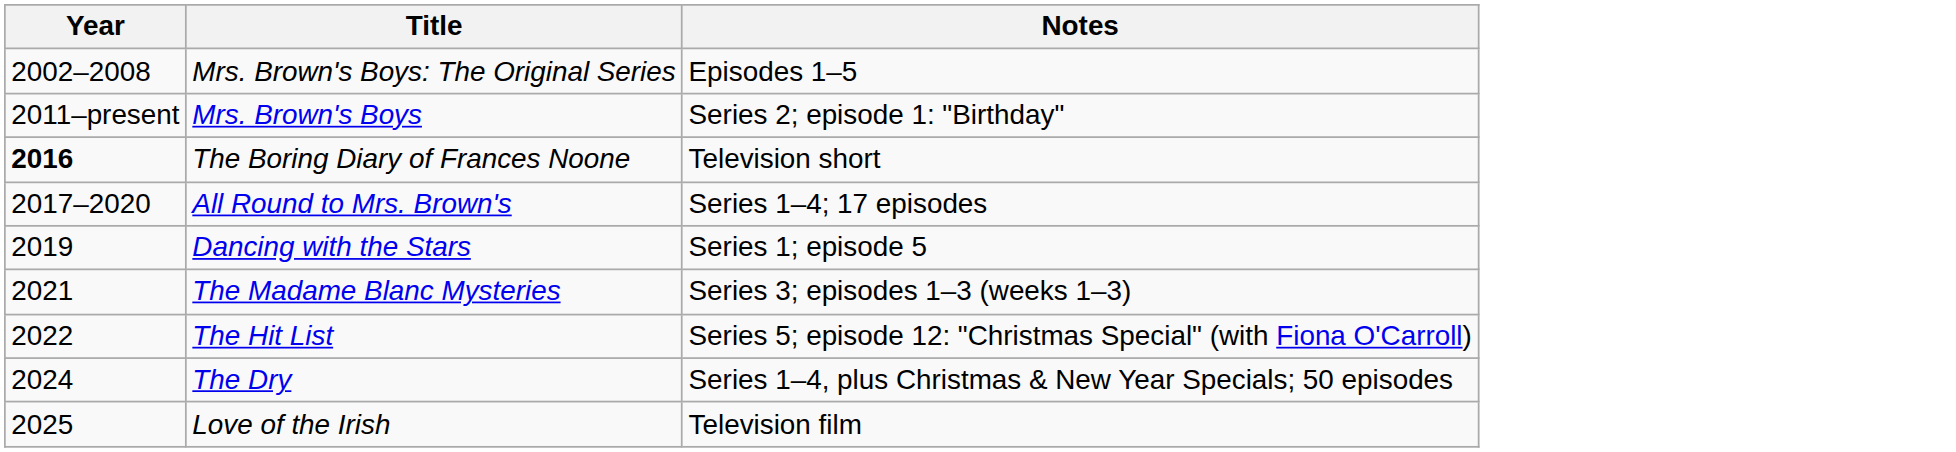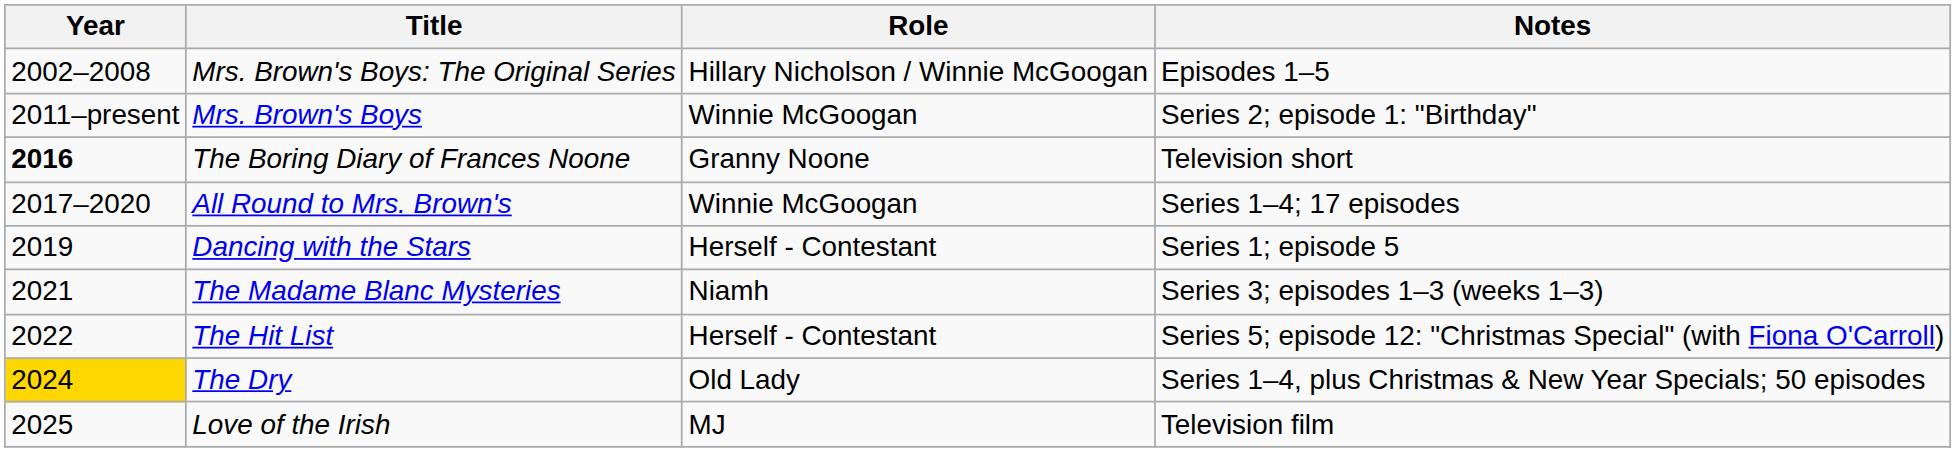+ column: (918, 26)
(42, 379) no background -> (42, 379) gold background
